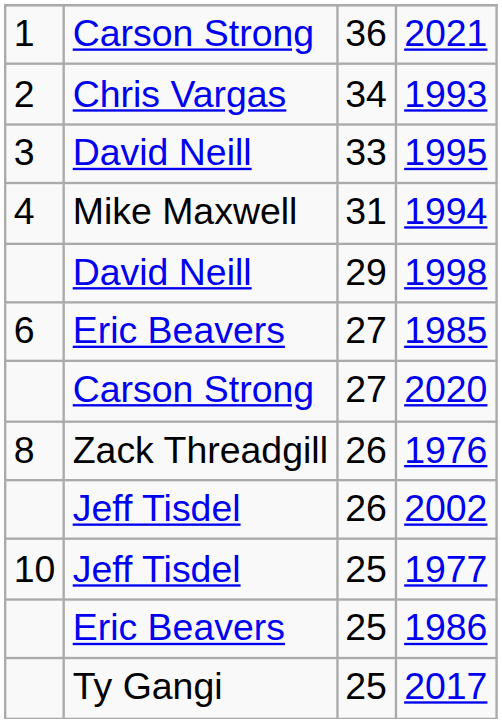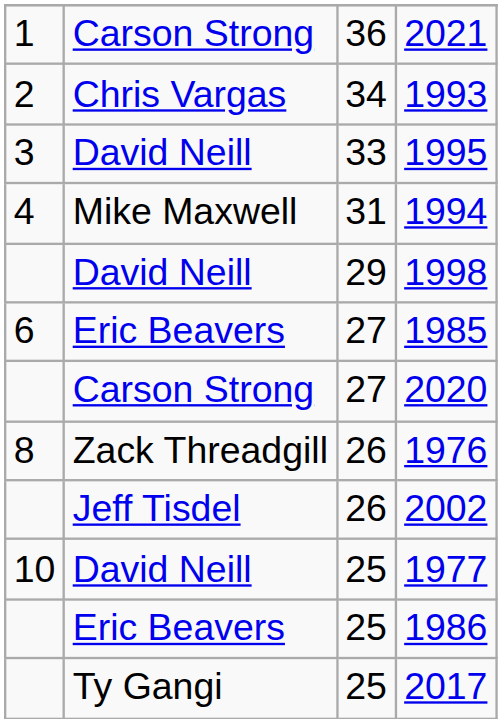(157, 568) Jeff Tisdel -> (162, 568) David Neill
